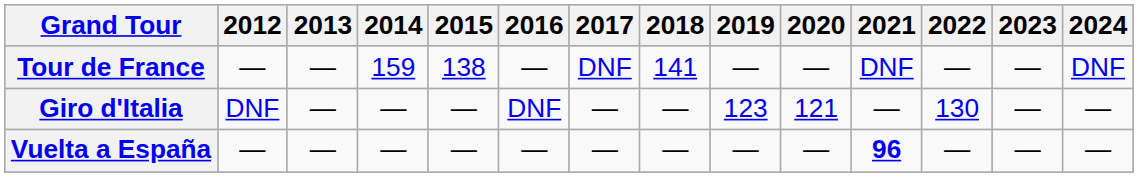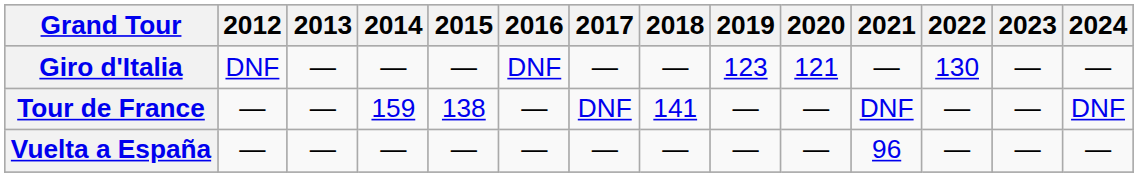rows swapped: (111, 108) <-> (111, 66)
(887, 150) bold -> (887, 150) normal
